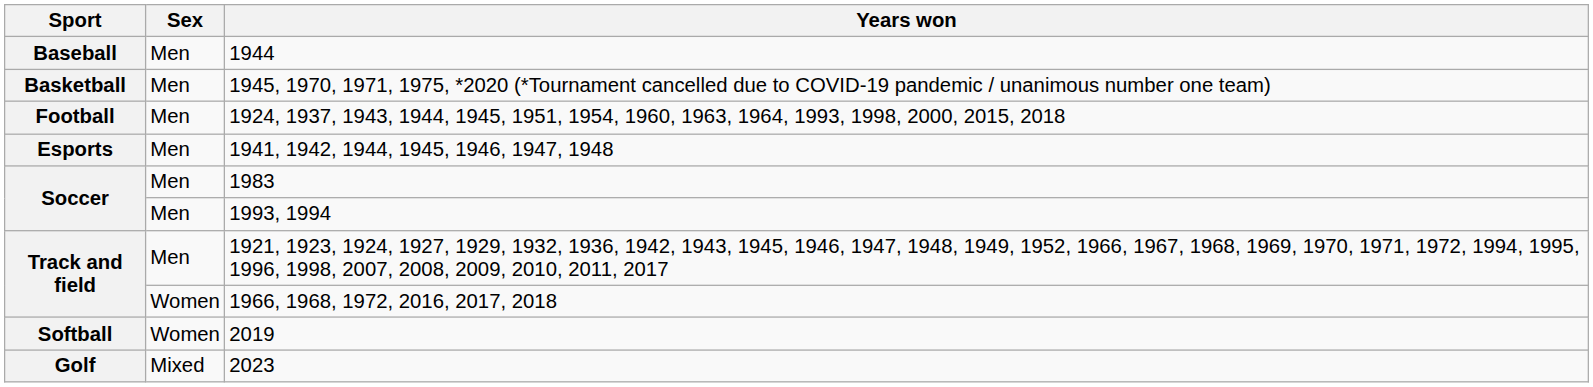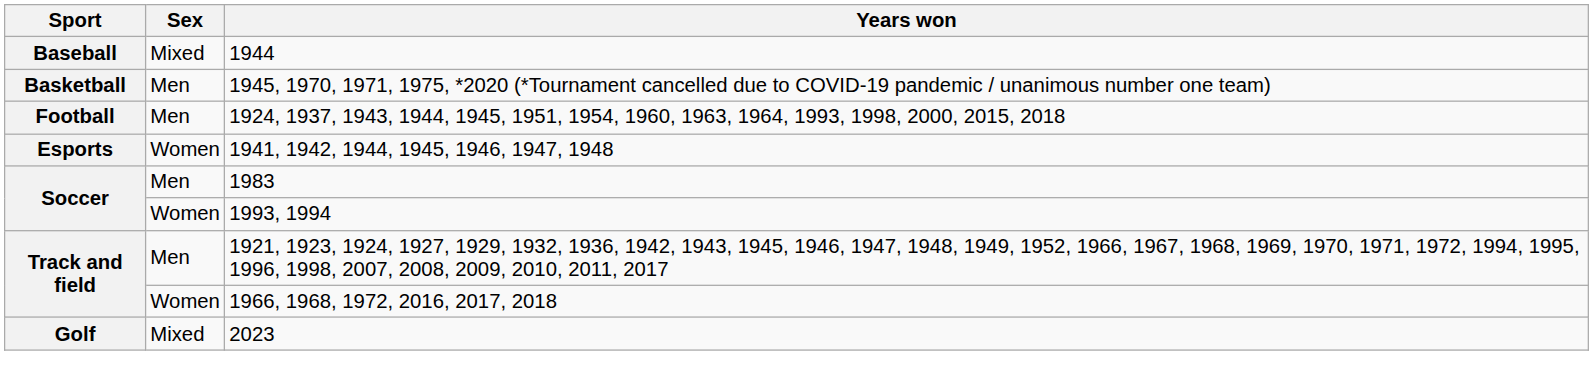(170, 52) Men -> (177, 52) Mixed
(170, 149) Men -> (185, 149) Women
(170, 213) Men -> (185, 213) Women
- row: (252, 333)
